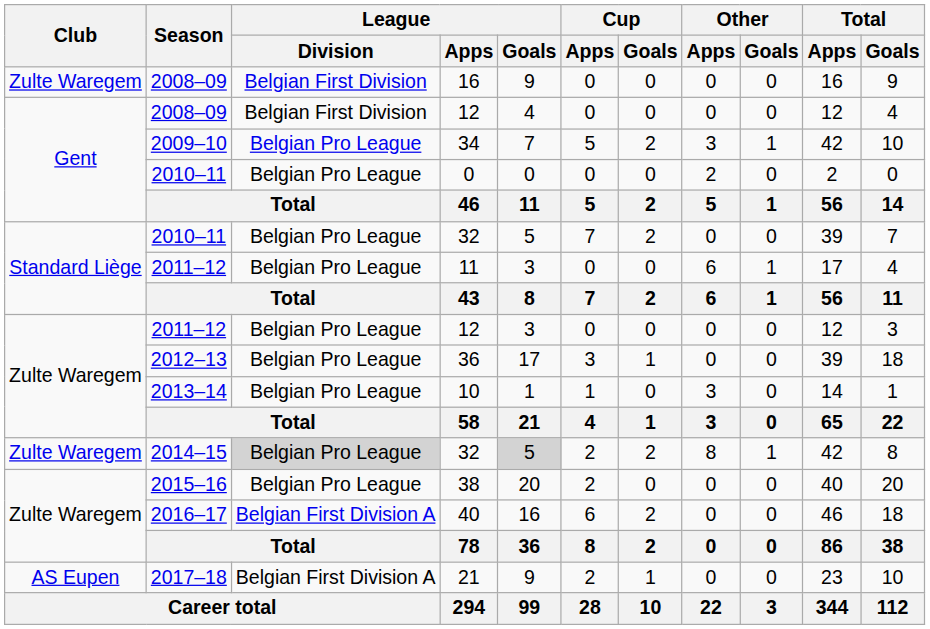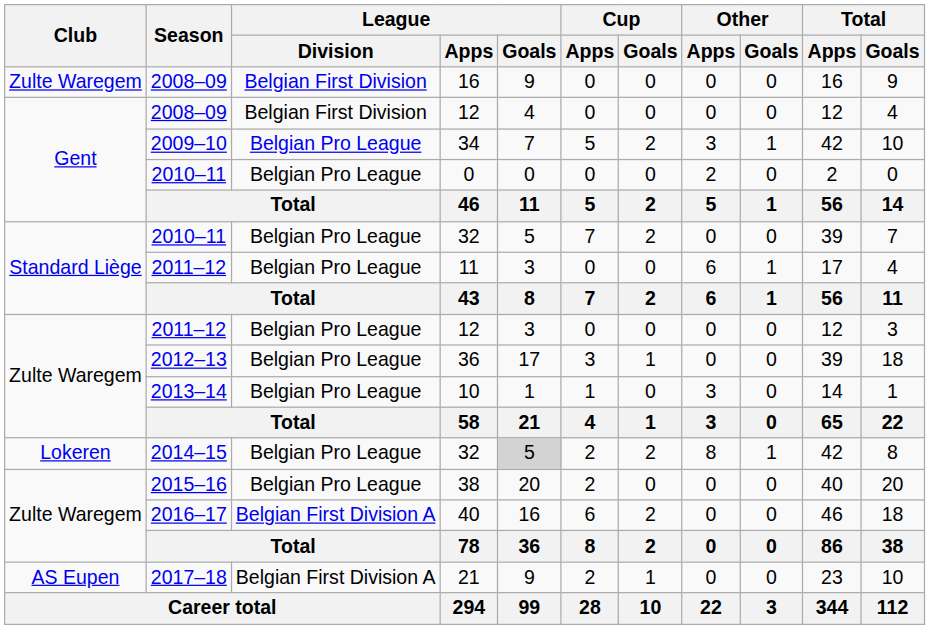(75, 453) Zulte Waregem -> (75, 453) Lokeren
(336, 453) lightgrey background -> (336, 453) no background
